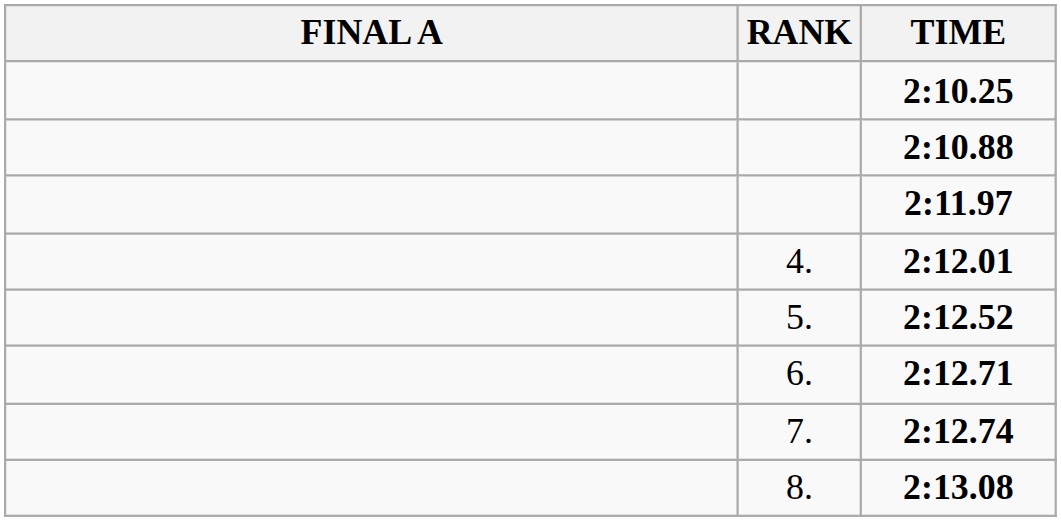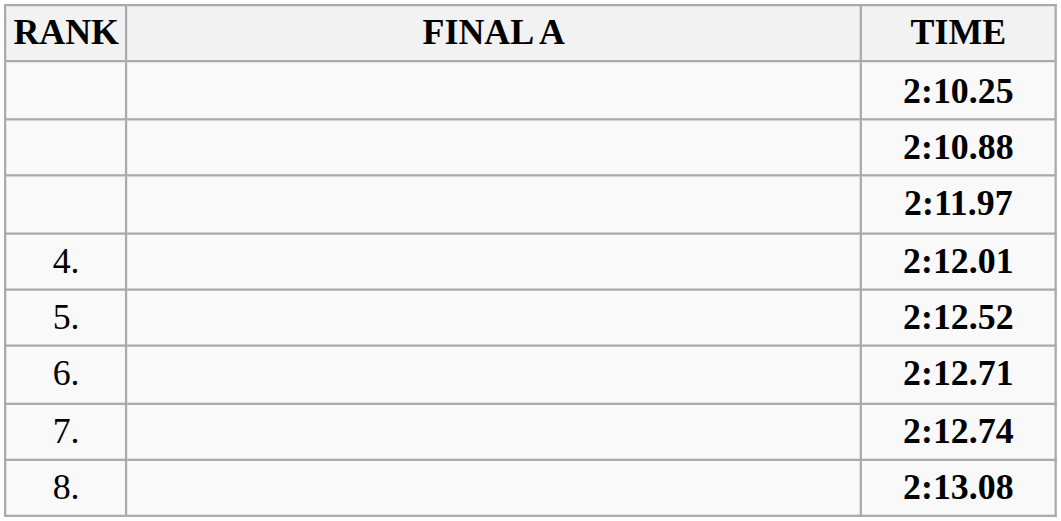columns swapped: (799, 32) <-> (372, 32)
